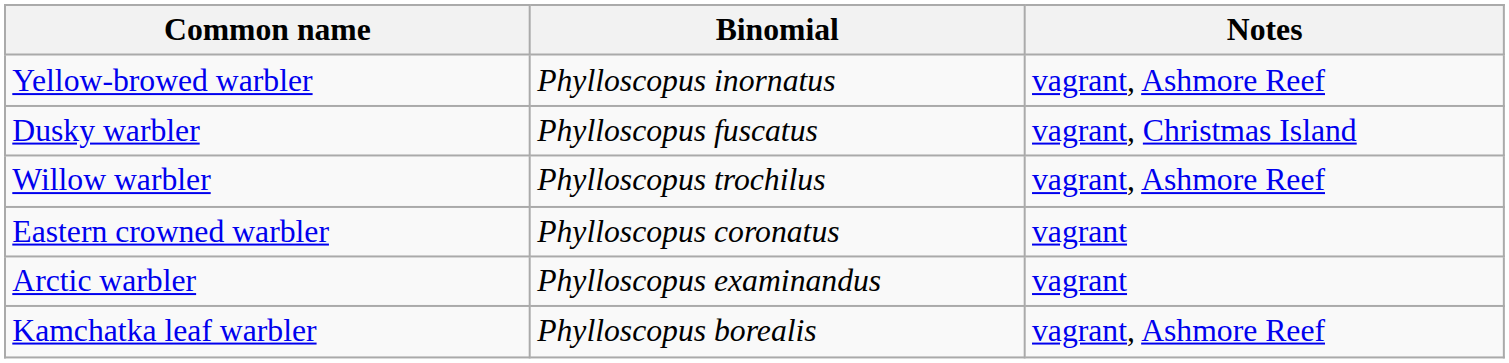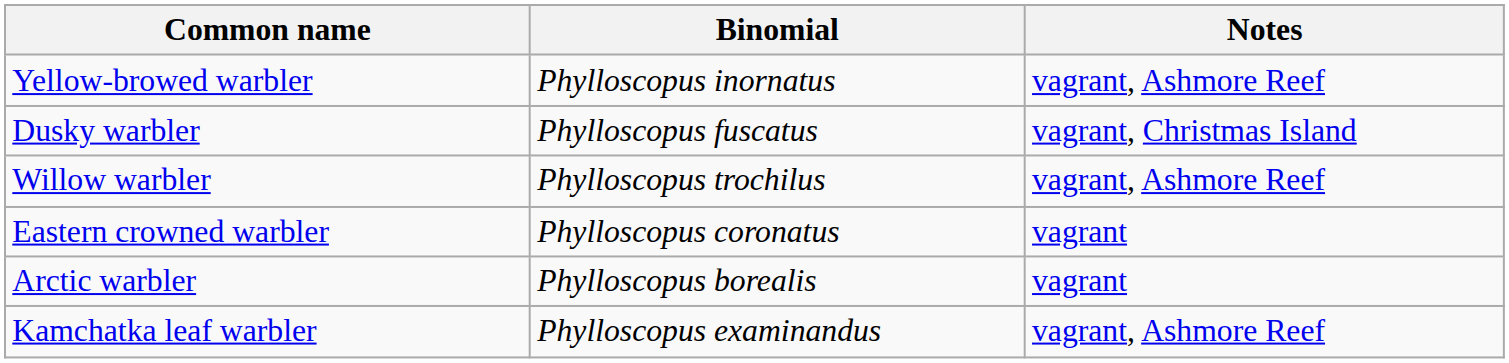(709, 280) Phylloscopus examinandus -> (677, 280) Phylloscopus borealis
(677, 331) Phylloscopus borealis -> (709, 331) Phylloscopus examinandus
